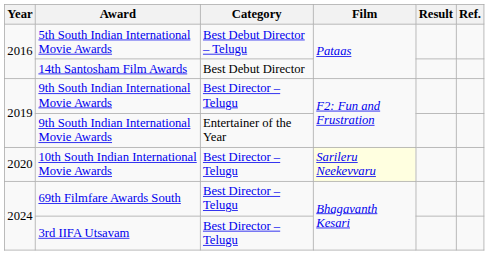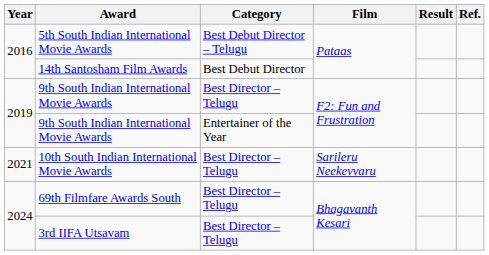(20, 164) 2020 -> (20, 164) 2021
(346, 164) lightyellow background -> (346, 164) no background
